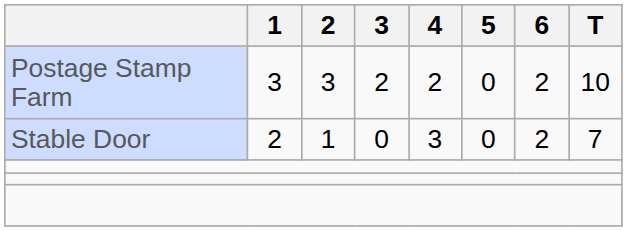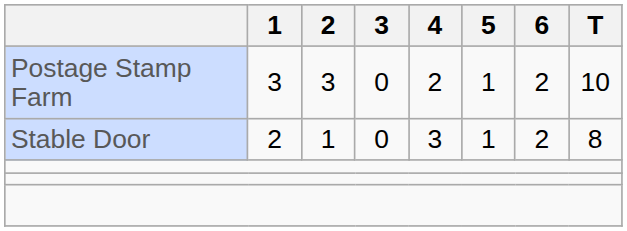(382, 82) 2 -> (382, 82) 0
(488, 82) 0 -> (488, 82) 1
(488, 138) 0 -> (488, 138) 1
(595, 138) 7 -> (595, 138) 8
